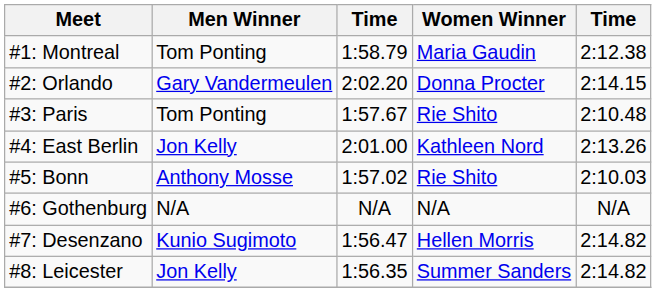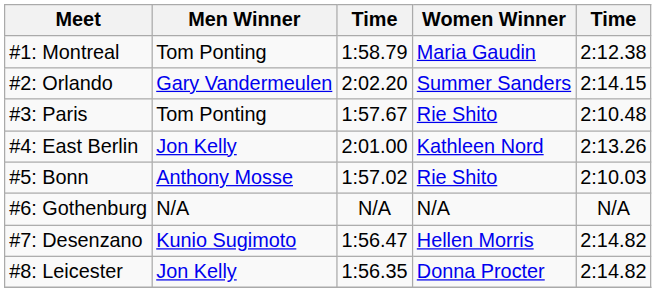(481, 83) Donna Procter -> (494, 83) Summer Sanders
(494, 271) Summer Sanders -> (481, 271) Donna Procter
